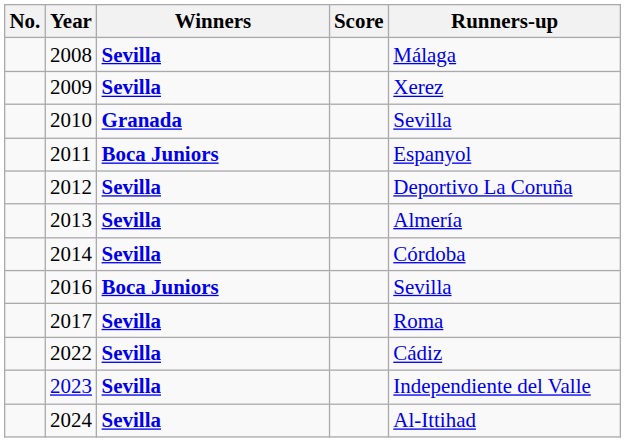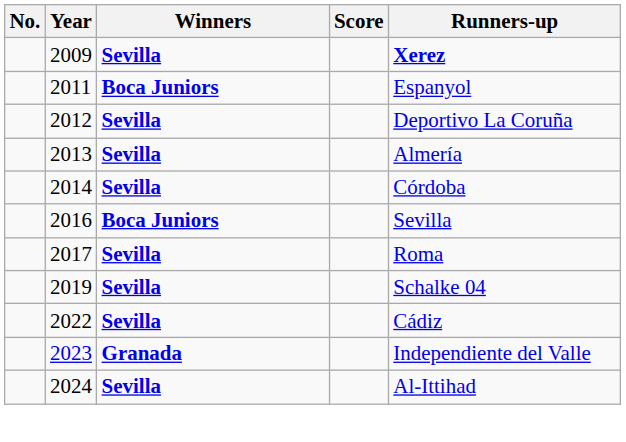- row: (71, 54)
(418, 87) normal -> (419, 54) bold
- row: (71, 120)
+ row: (71, 287)
(131, 386) Sevilla -> (142, 353) Granada
